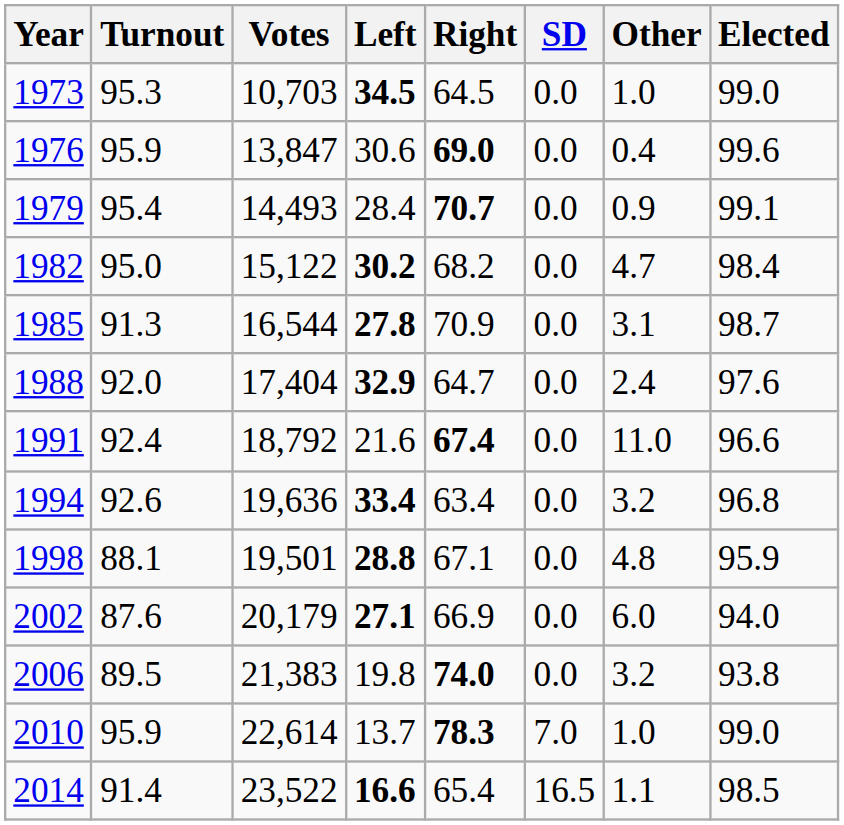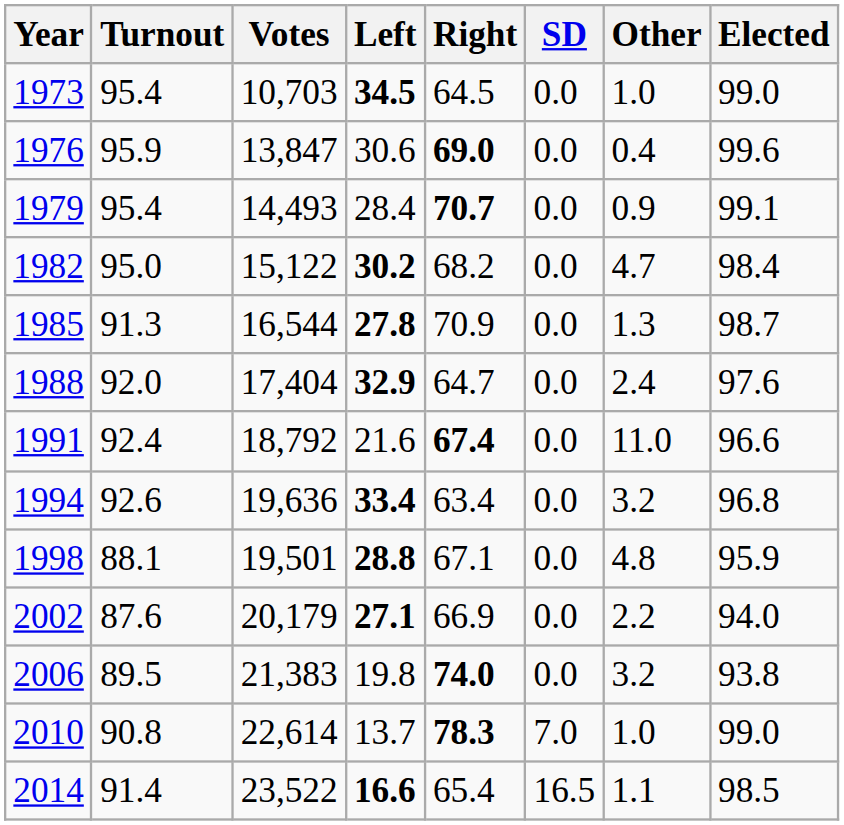(131, 91) 95.3 -> (131, 91) 95.4
(634, 324) 3.1 -> (634, 324) 1.3
(634, 615) 6.0 -> (634, 615) 2.2
(131, 731) 95.9 -> (131, 731) 90.8
